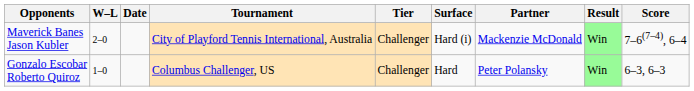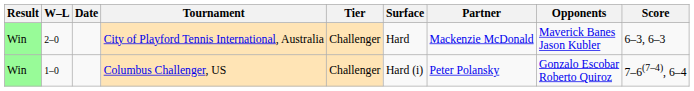columns swapped: (603, 13) <-> (47, 13)
(453, 38) Hard (i) -> (398, 38) Hard
(656, 38) 7–6(7–4), 6–4 -> (645, 38) 6–3, 6–3
(446, 70) Hard -> (405, 70) Hard (i)
(645, 70) 6–3, 6–3 -> (656, 70) 7–6(7–4), 6–4
